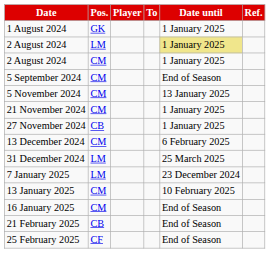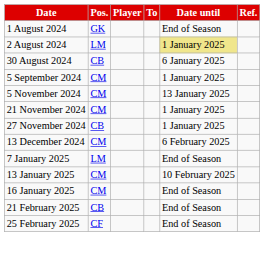(193, 28) 1 January 2025 -> (192, 28) End of Season
- row: (37, 61)
+ row: (39, 61)
(192, 77) End of Season -> (193, 77) 1 January 2025
- row: (46, 158)
(201, 175) 23 December 2024 -> (192, 158) End of Season
